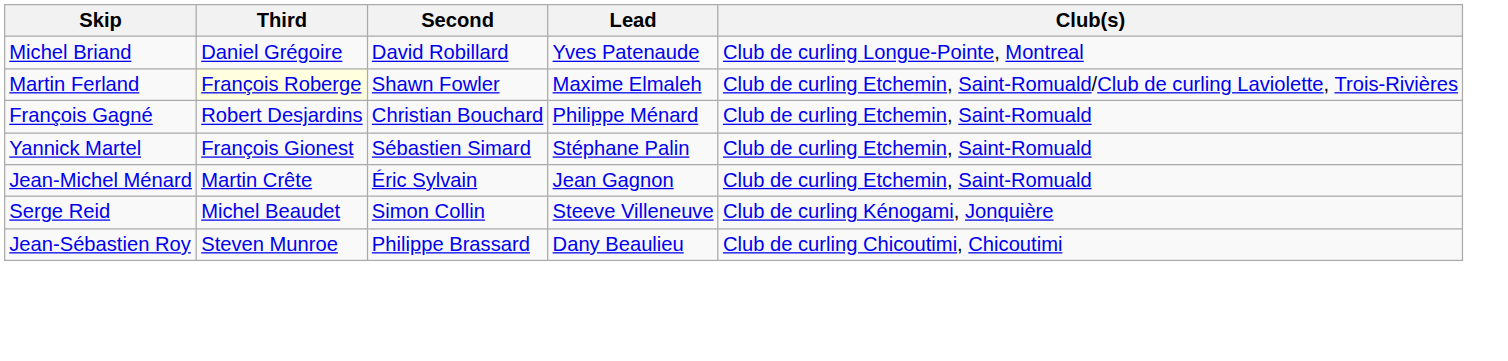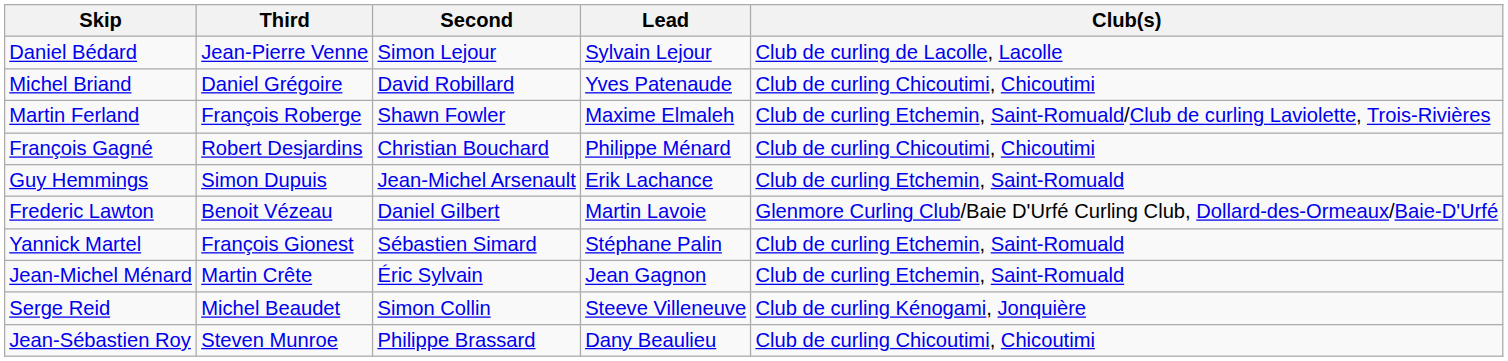+ row: (73, 52)
(903, 52) Club de curling Longue-Pointe, Montreal -> (925, 84) Club de curling Chicoutimi, Chicoutimi
(281, 84) lightyellow background -> (281, 116) no background
(907, 116) Club de curling Etchemin, Saint-Romuald -> (925, 148) Club de curling Chicoutimi, Chicoutimi
+ row: (79, 180)
+ row: (82, 212)
